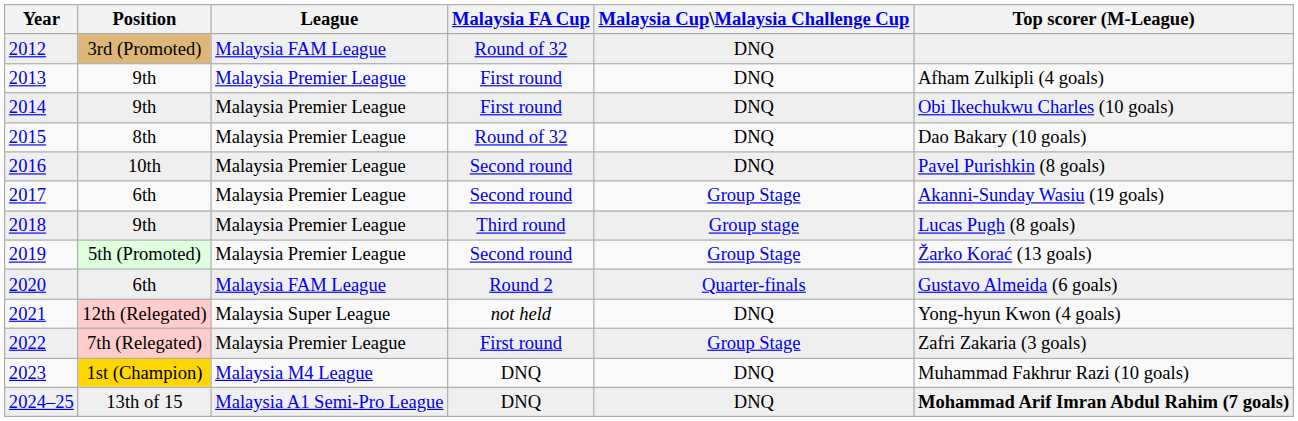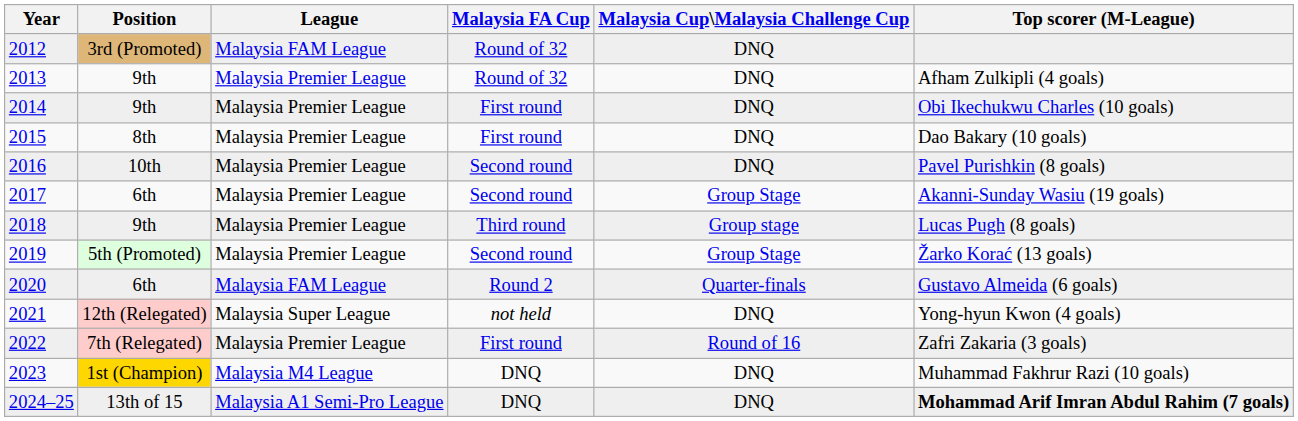(521, 78) First round -> (521, 78) Round of 32
(521, 136) Round of 32 -> (521, 136) First round
(754, 343) Group Stage -> (754, 343) Round of 16
